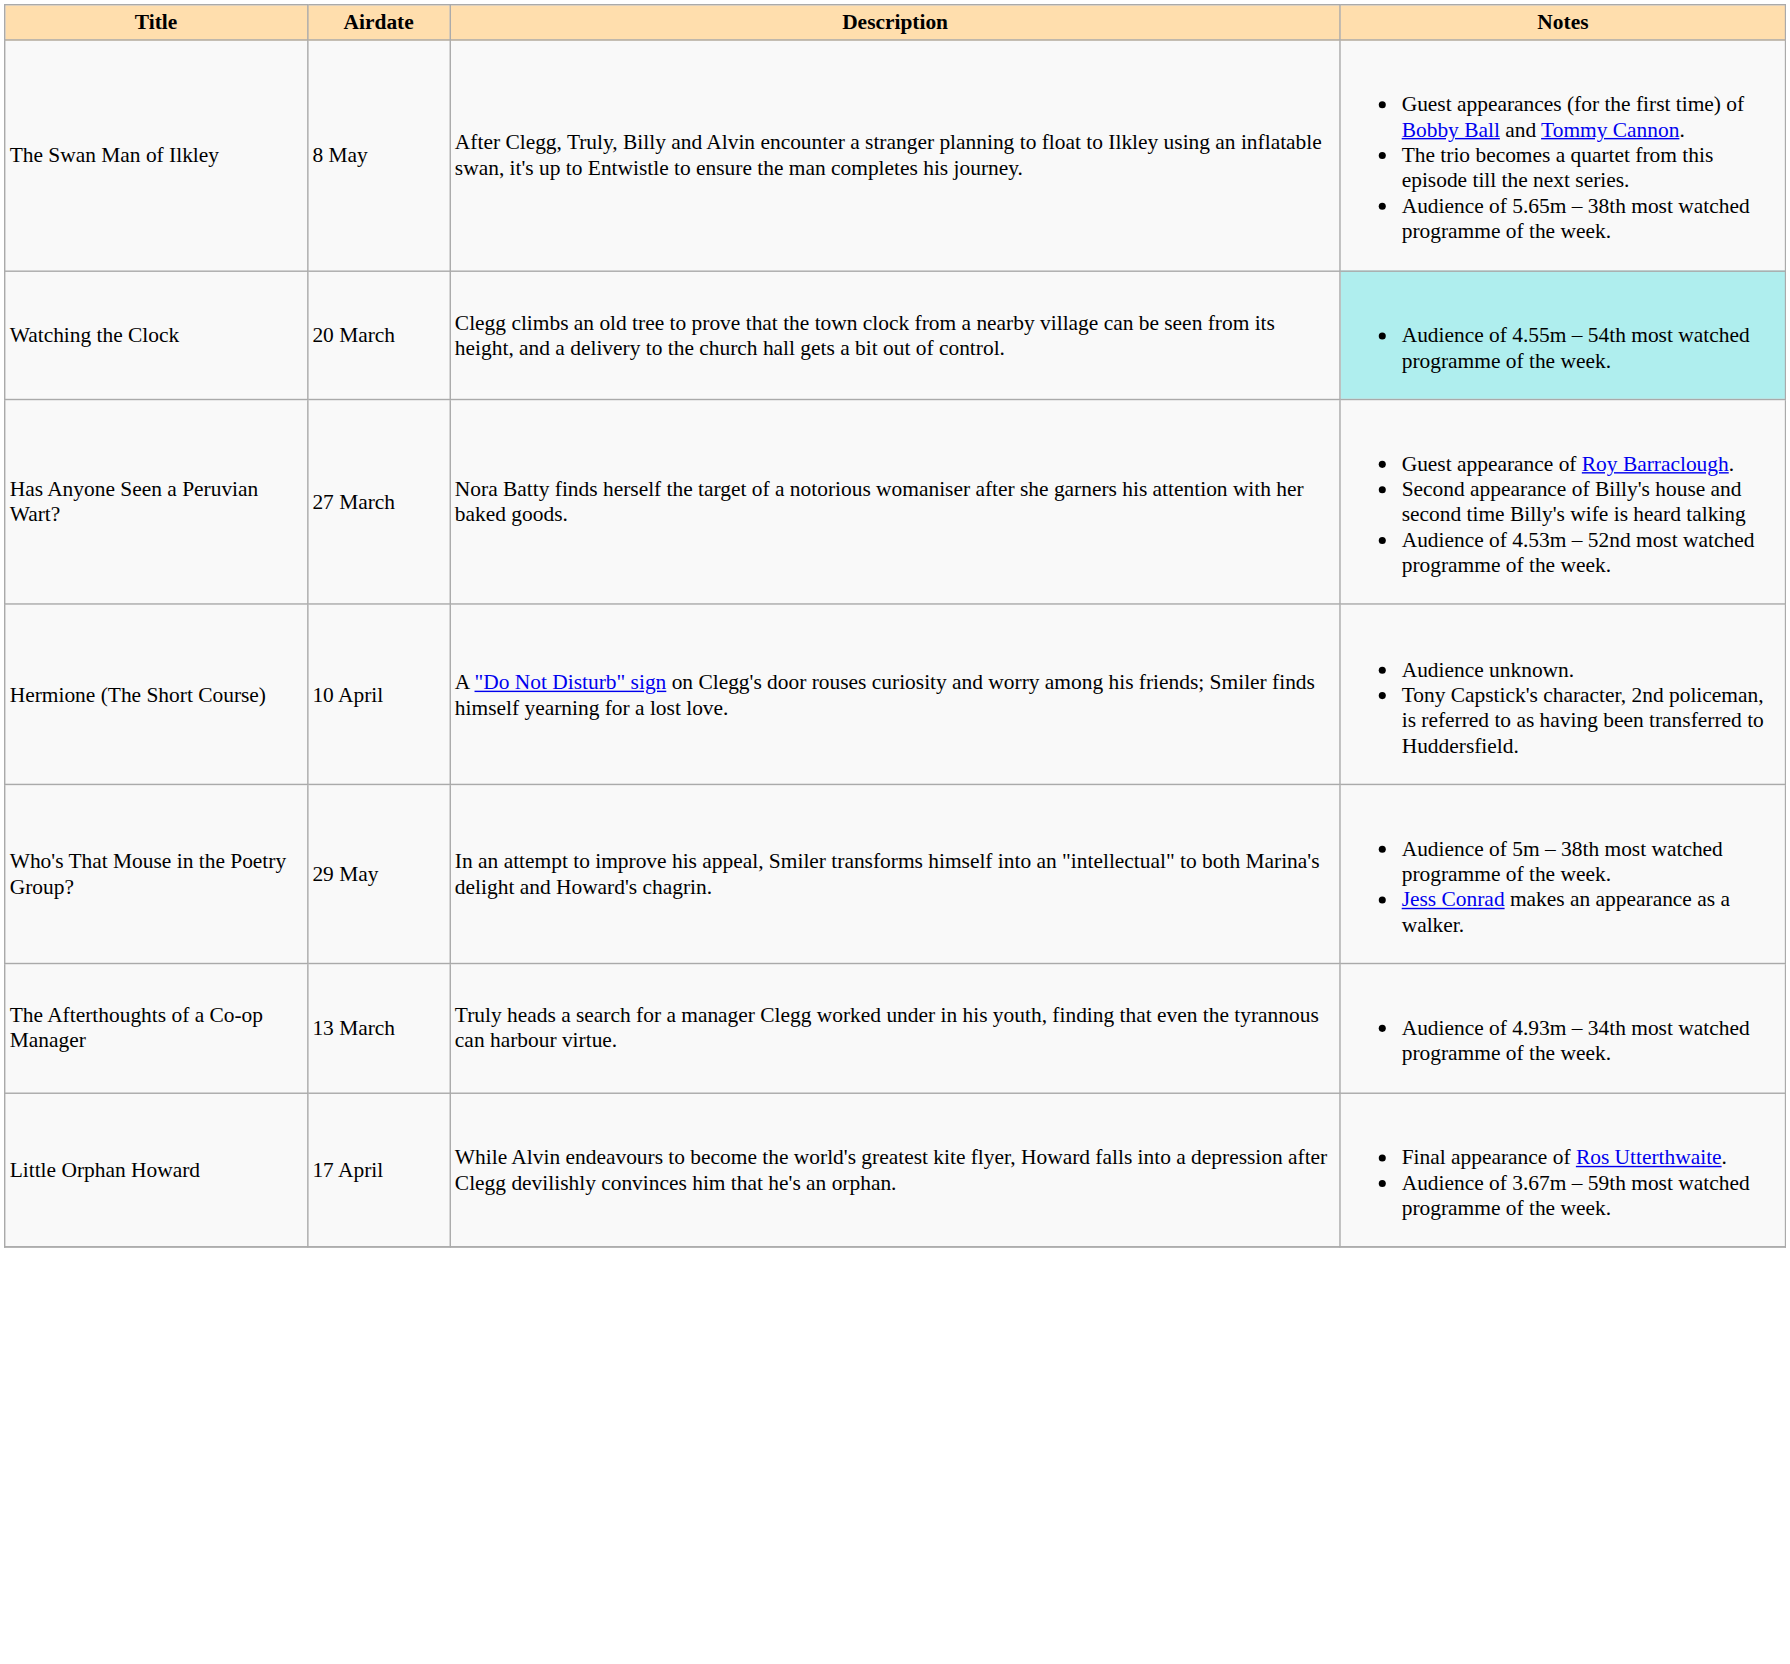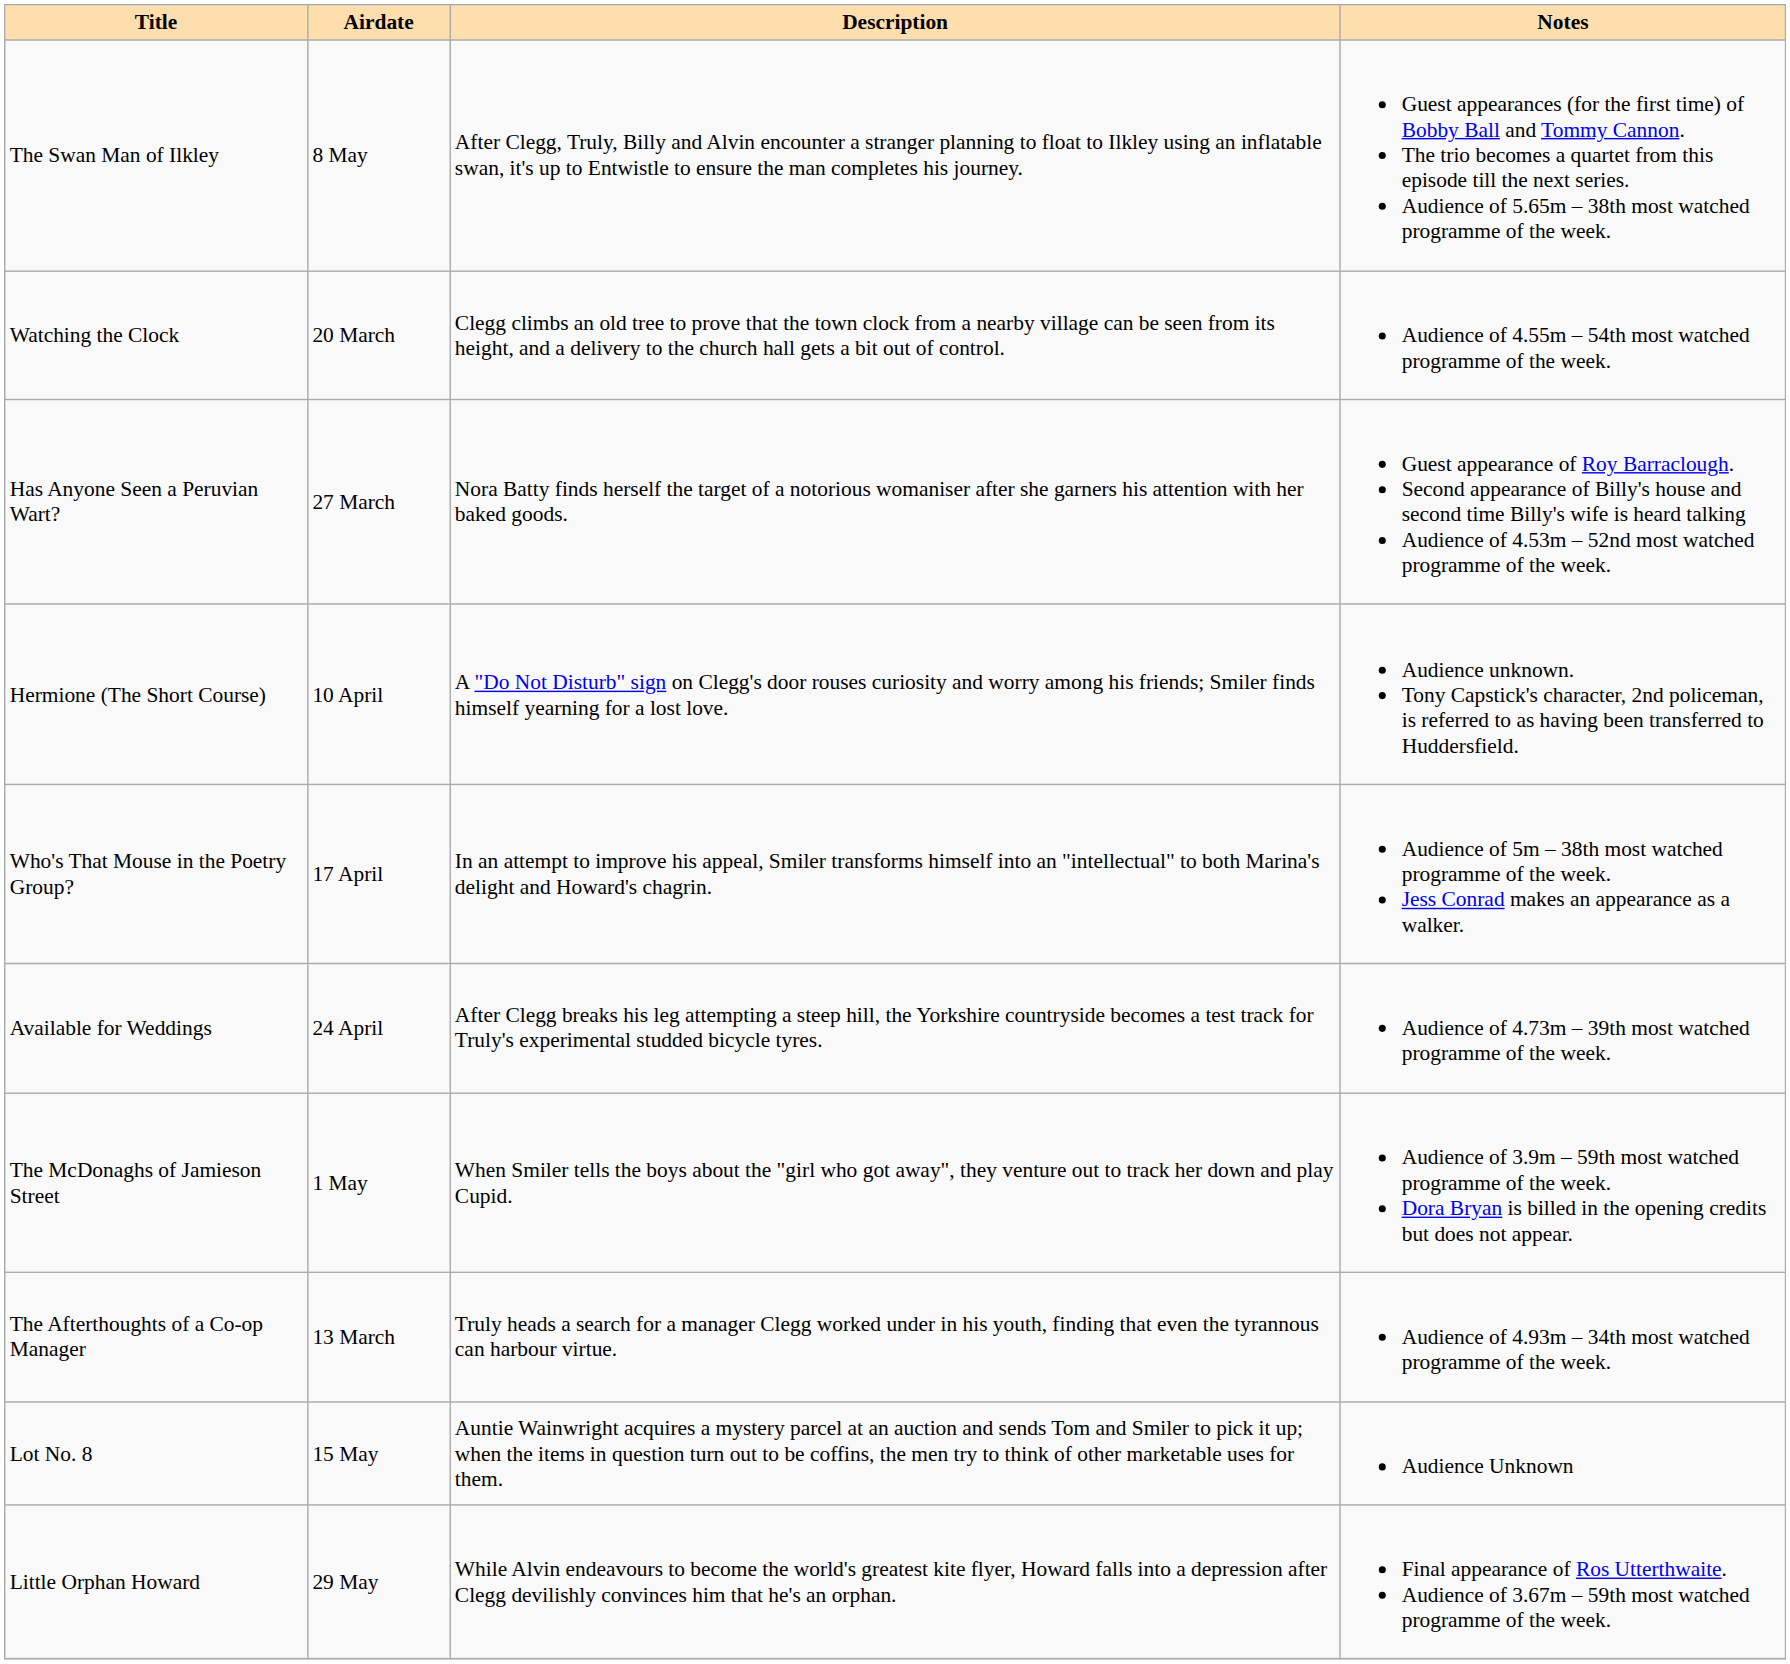(1563, 348) paleturquoise background -> (1563, 348) no background
(345, 873) 29 May -> (348, 873) 17 April
+ row: (111, 1028)
+ row: (135, 1182)
+ row: (51, 1453)
(348, 1169) 17 April -> (345, 1582) 29 May
